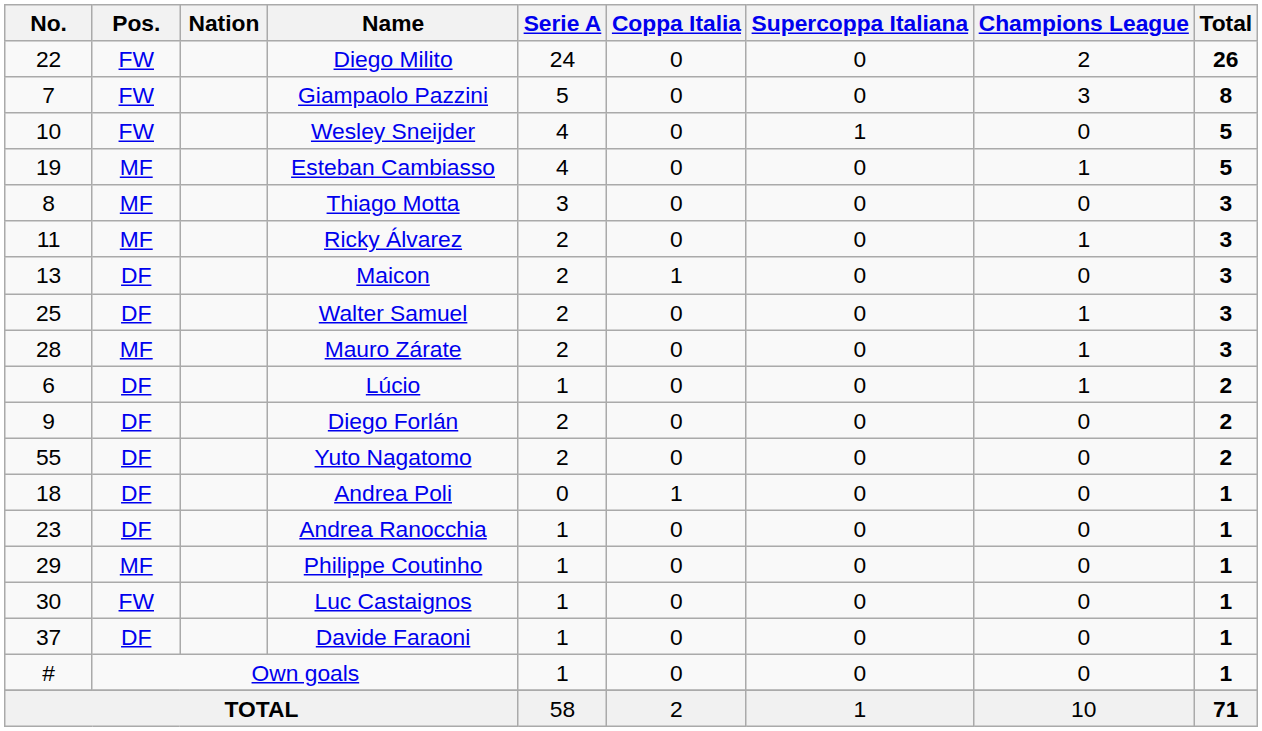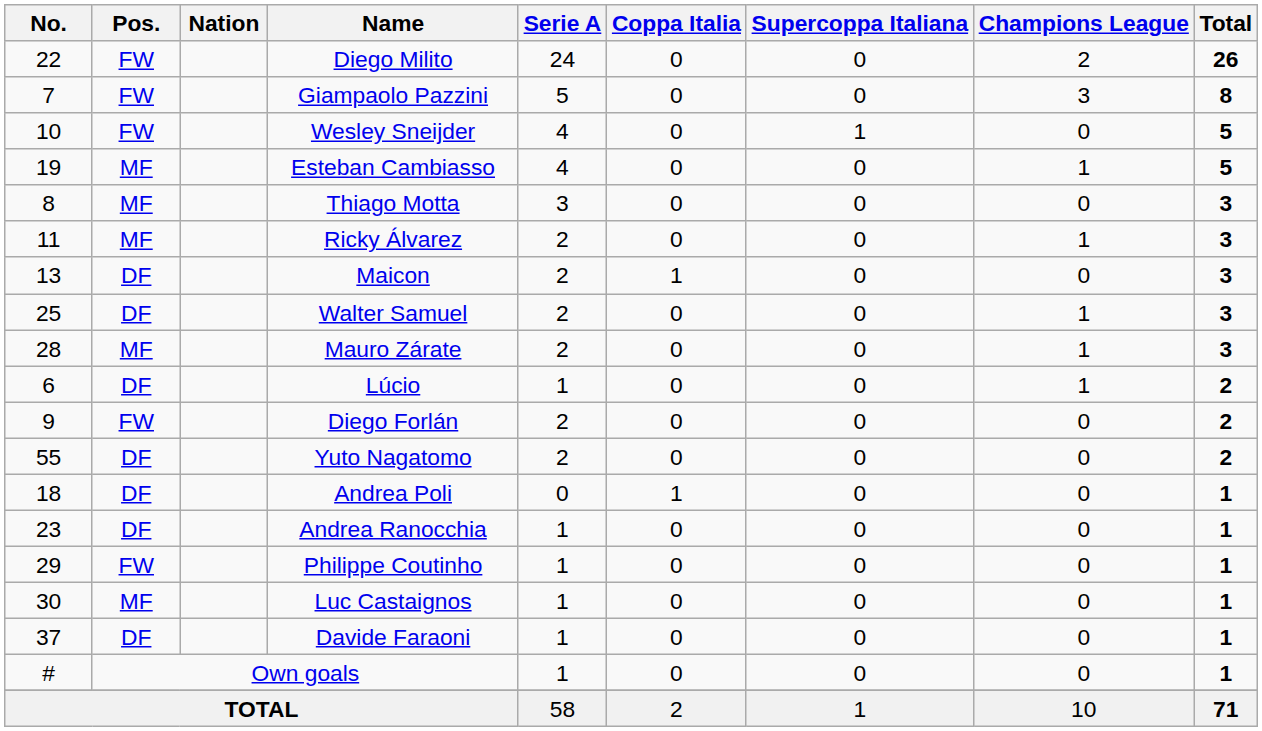(136, 420) DF -> (136, 420) FW
(136, 564) MF -> (136, 564) FW
(136, 600) FW -> (136, 600) MF
